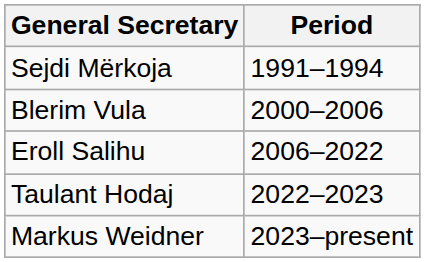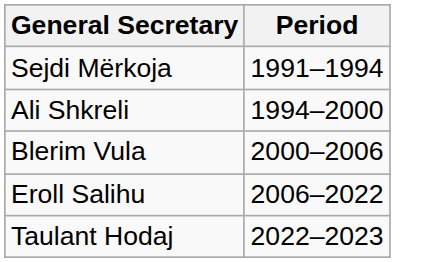+ row: (70, 109)
- row: (107, 236)
